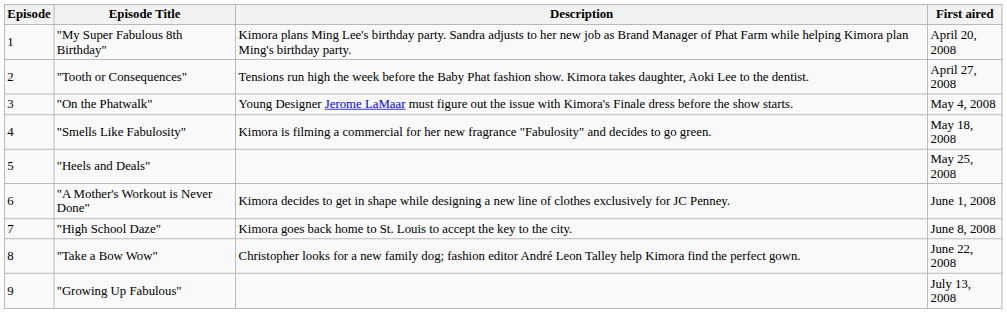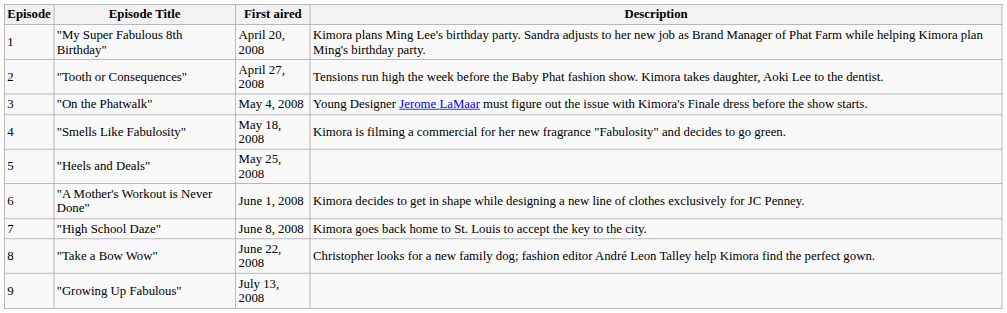columns swapped: (965, 14) <-> (582, 14)
